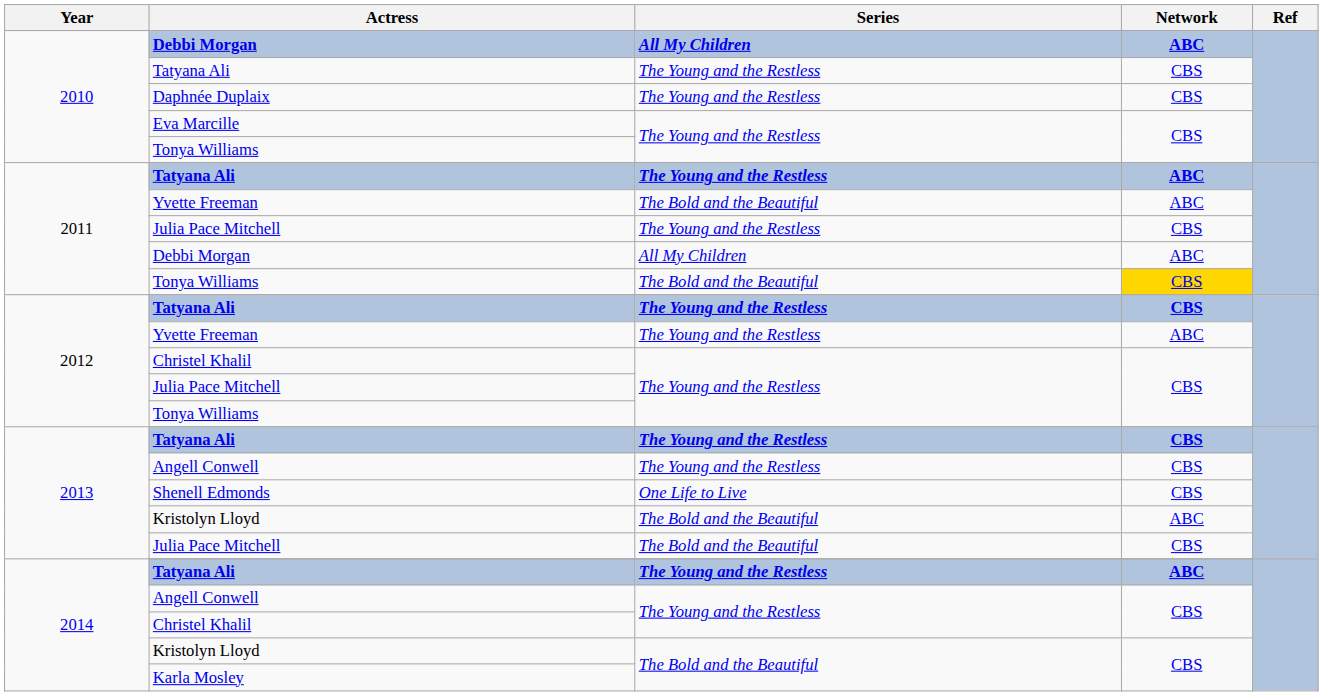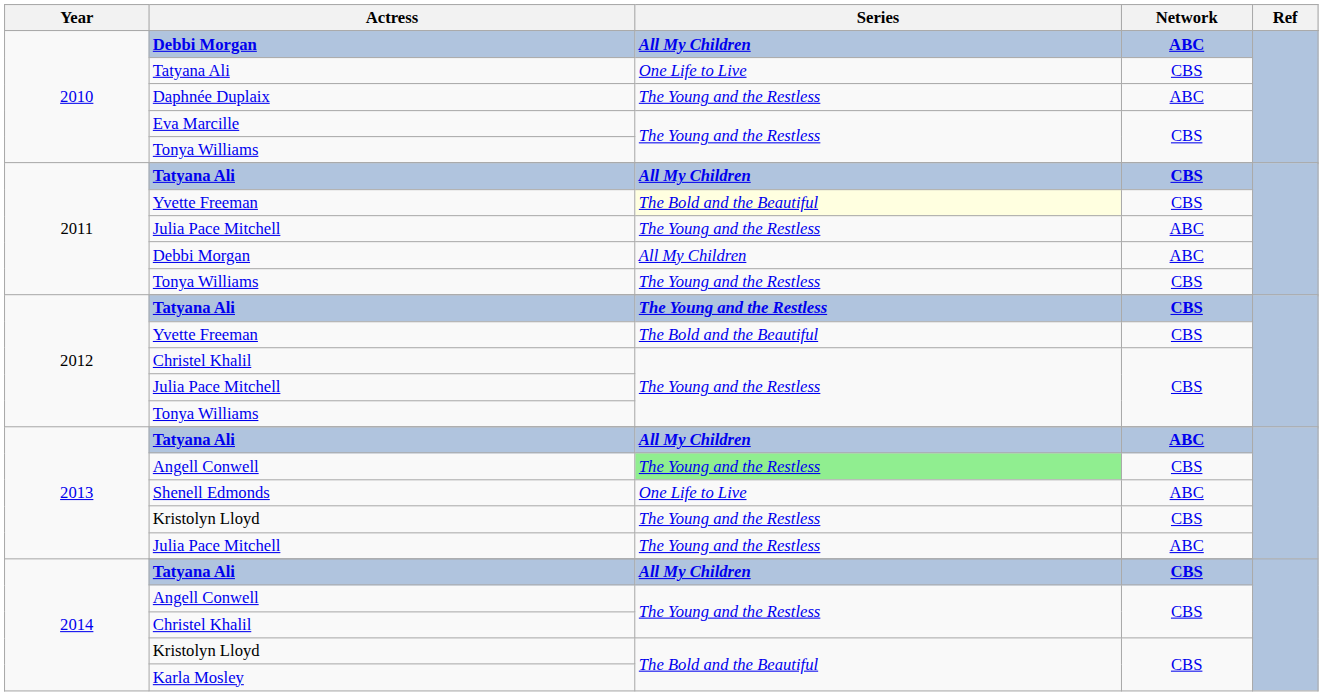(730, 70) The Young and the Restless -> (693, 70) One Life to Live
(1187, 96) CBS -> (1187, 96) ABC
(733, 176) The Young and the Restless -> (695, 176) All My Children
(1187, 176) ABC -> (1187, 176) CBS
(728, 202) no background -> (728, 202) lightyellow background
(1187, 202) ABC -> (1187, 202) CBS
(1187, 228) CBS -> (1187, 228) ABC
(728, 281) The Bold and the Beautiful -> (730, 281) The Young and the Restless
(1187, 281) gold background -> (1187, 281) no background
(730, 334) The Young and the Restless -> (728, 334) The Bold and the Beautiful
(1187, 334) ABC -> (1187, 334) CBS
(733, 439) The Young and the Restless -> (695, 439) All My Children
(1187, 439) CBS -> (1187, 439) ABC
(730, 466) no background -> (730, 466) lightgreen background
(1187, 492) CBS -> (1187, 492) ABC
(728, 519) The Bold and the Beautiful -> (730, 519) The Young and the Restless
(1187, 519) ABC -> (1187, 519) CBS
(728, 545) The Bold and the Beautiful -> (730, 545) The Young and the Restless
(1187, 545) CBS -> (1187, 545) ABC
(733, 571) The Young and the Restless -> (695, 571) All My Children
(1187, 571) ABC -> (1187, 571) CBS
